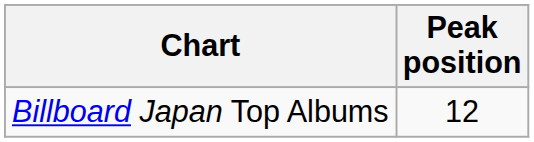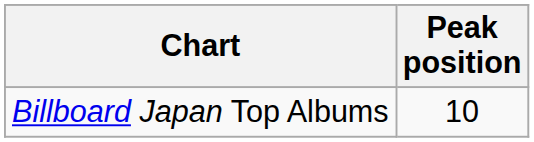(462, 111) 12 -> (462, 111) 10
